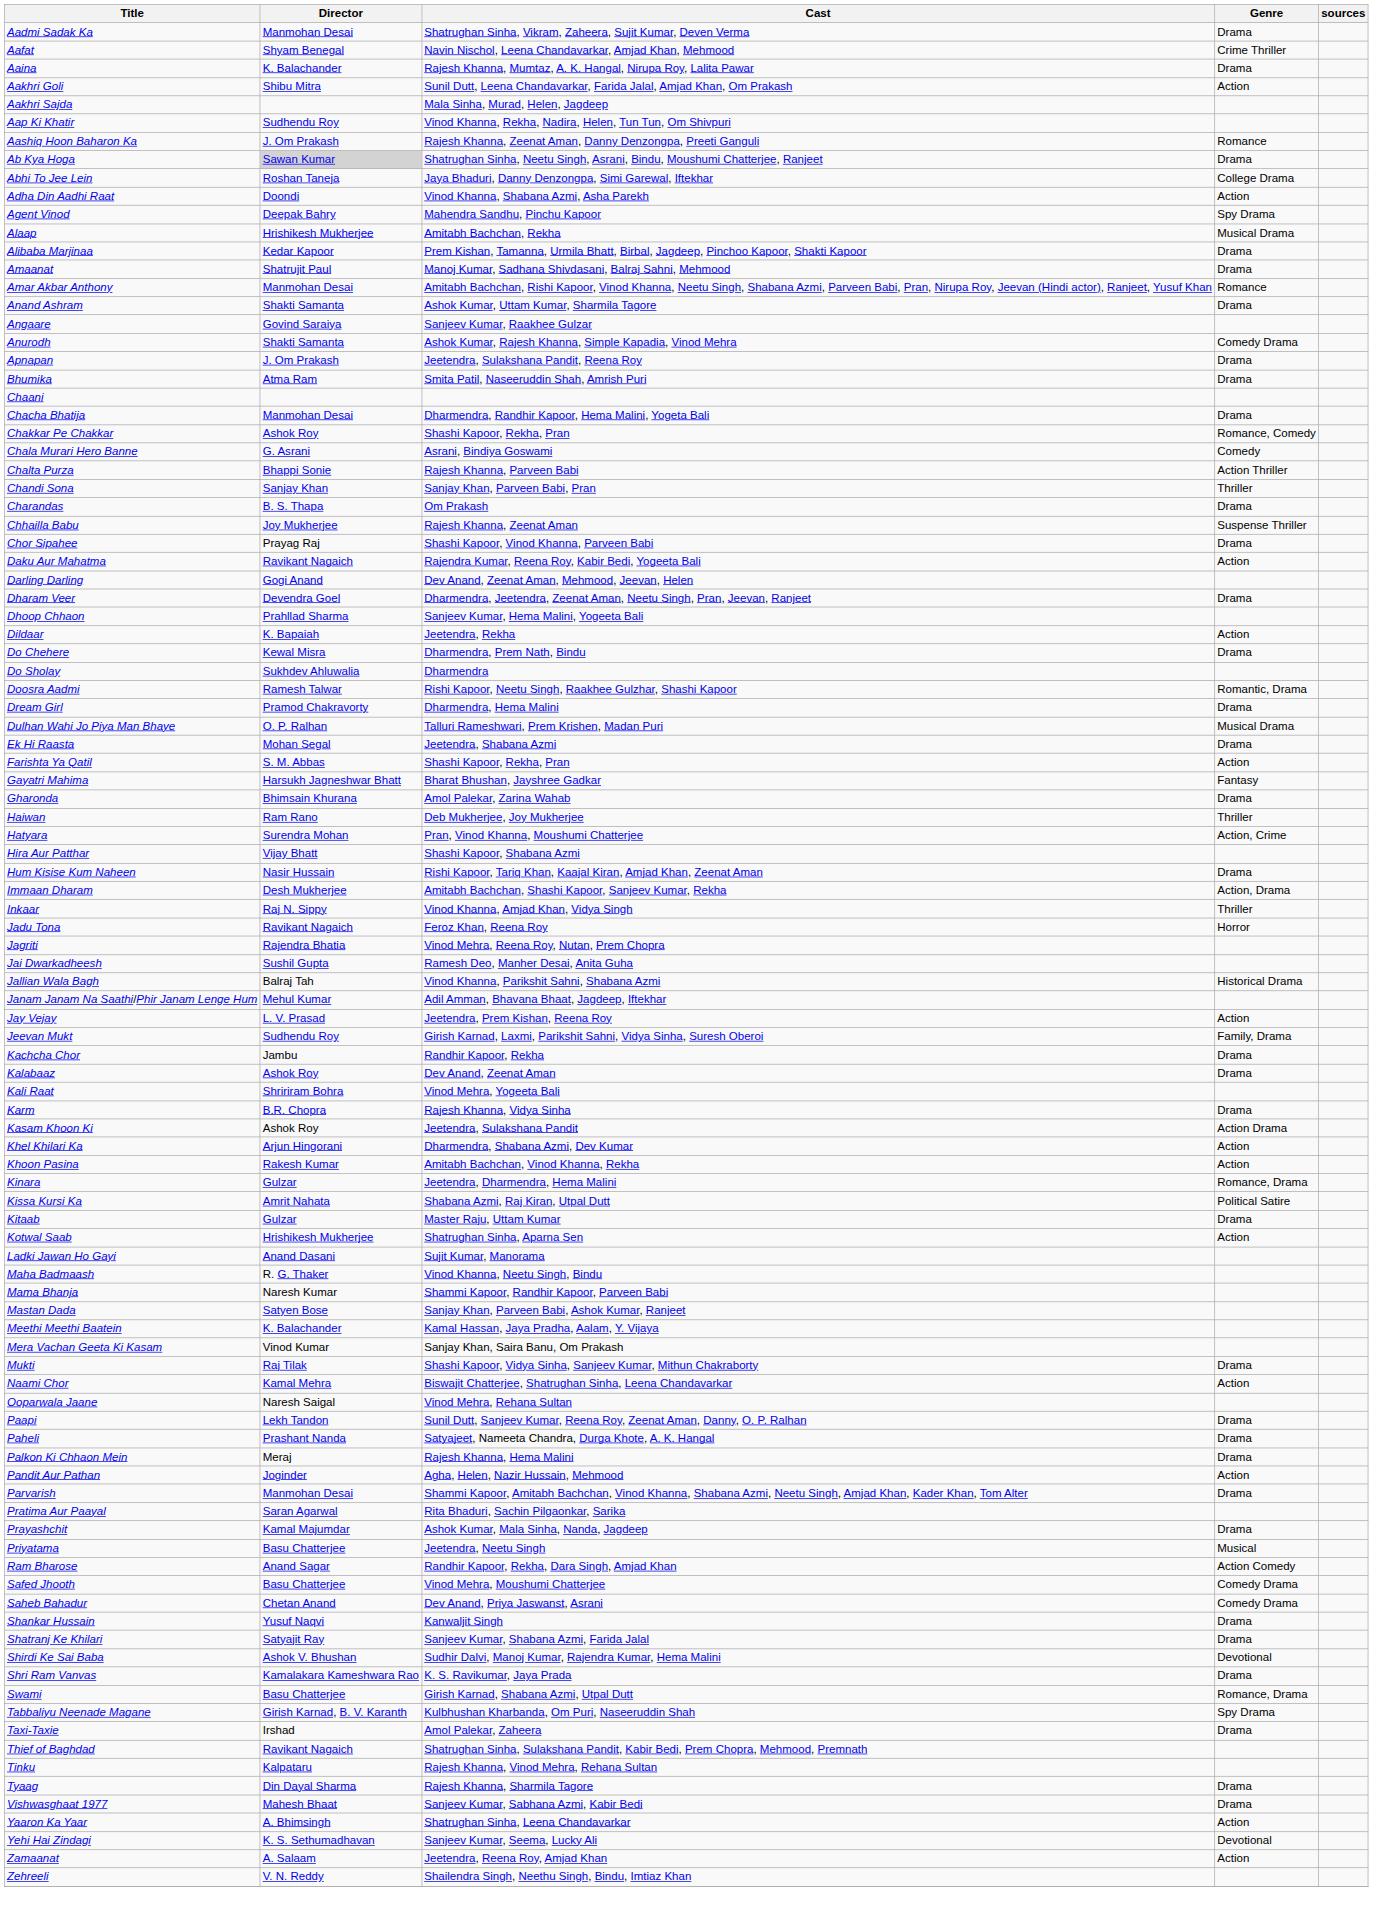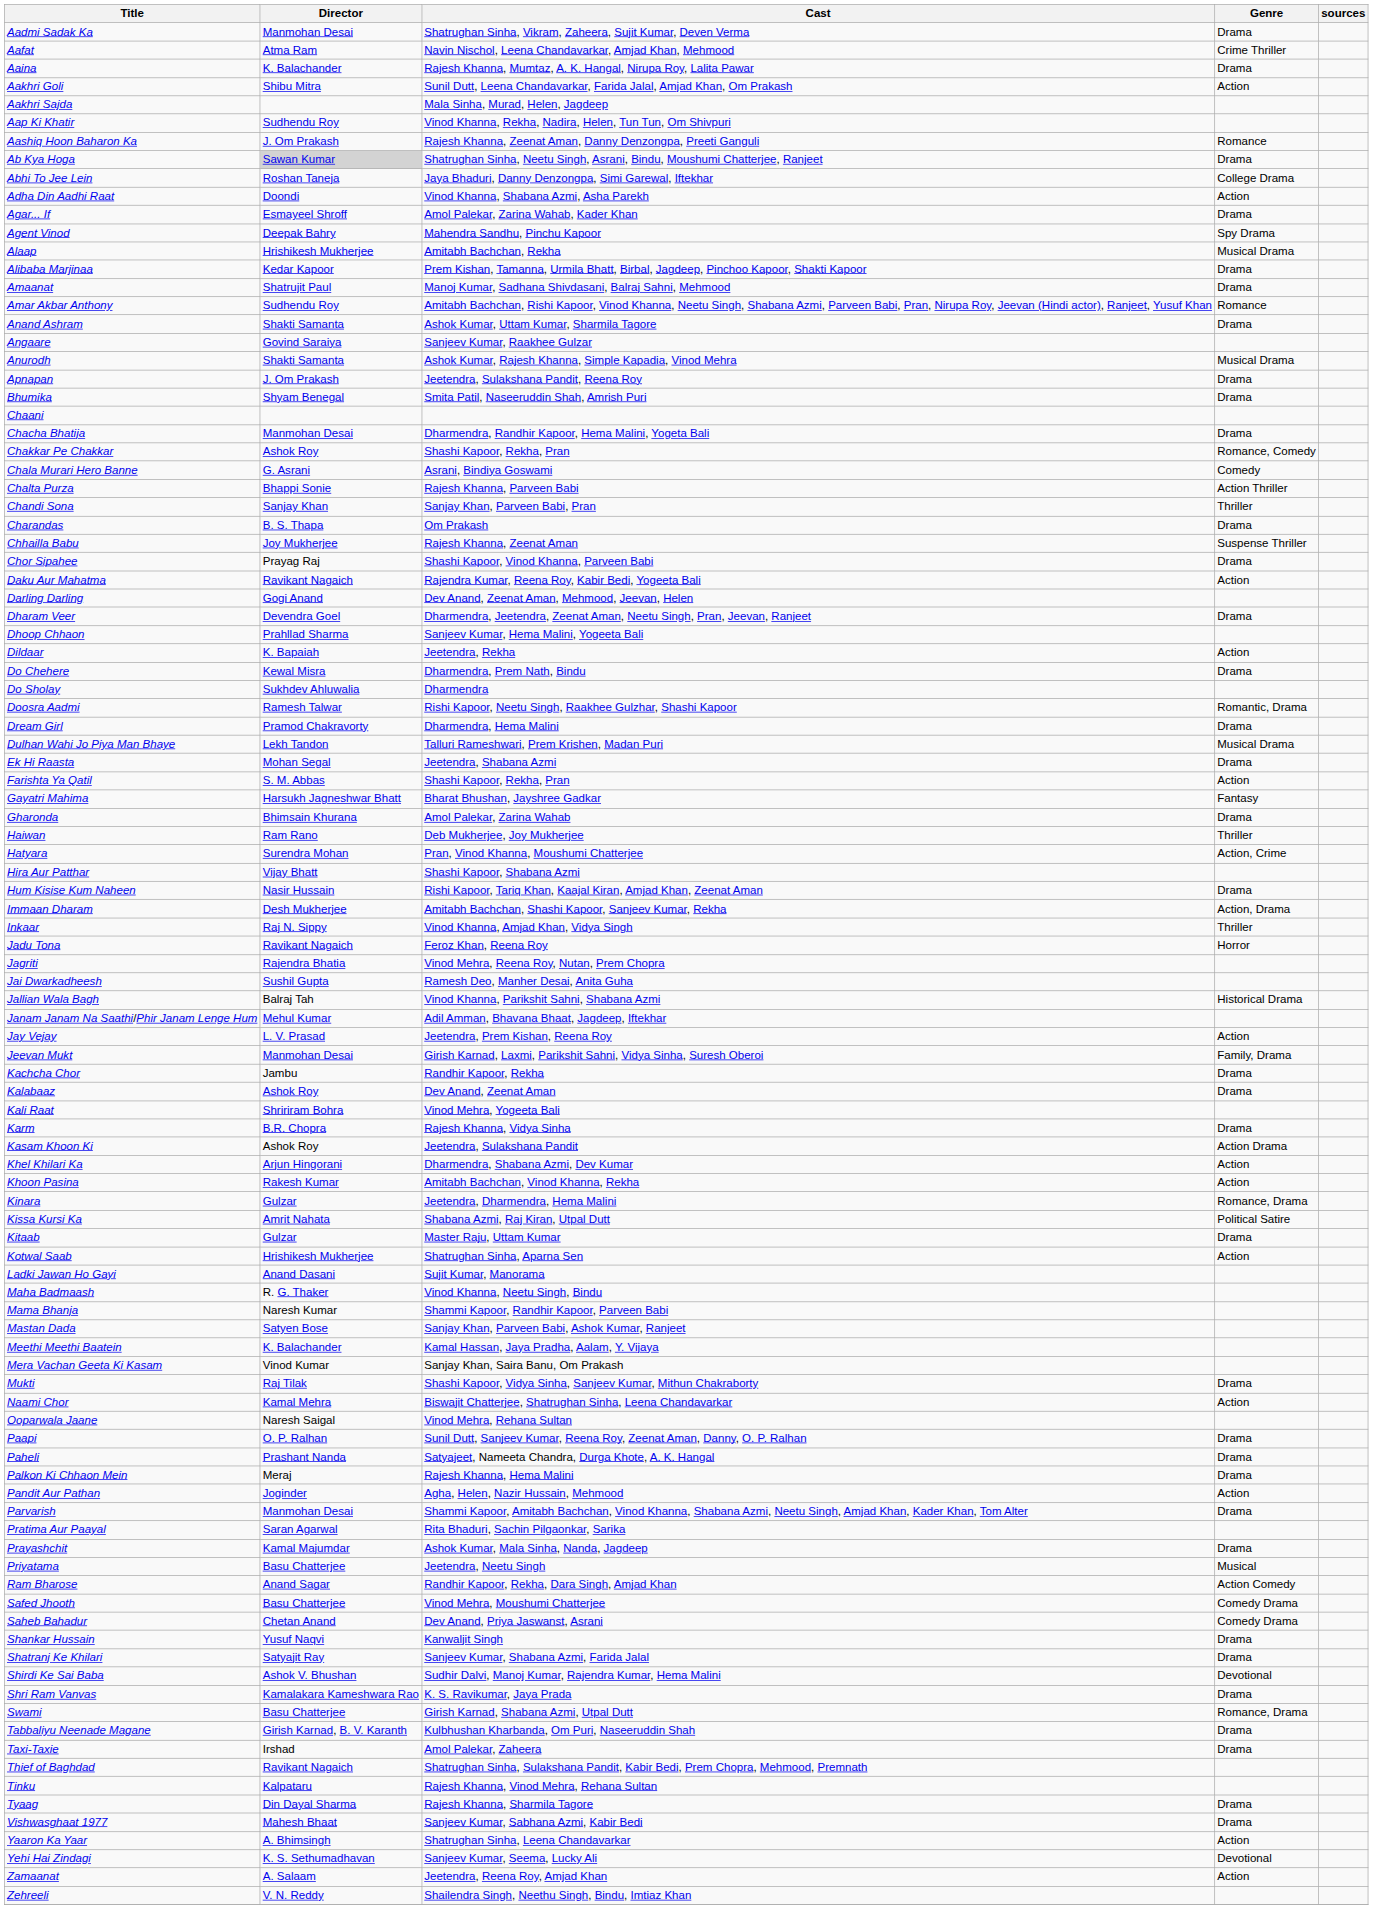(303, 50) Shyam Benegal -> (290, 50) Atma Ram
+ row: (29, 214)
(308, 287) Manmohan Desai -> (301, 305) Sudhendu Roy
(1258, 342) Comedy Drama -> (1256, 360) Musical Drama
(290, 379) Atma Ram -> (303, 397) Shyam Benegal
(295, 726) O. P. Ralhan -> (296, 744) Lekh Tandon
(301, 1036) Sudhendu Roy -> (308, 1055) Manmohan Desai
(296, 1420) Lekh Tandon -> (295, 1438) O. P. Ralhan
(1246, 1712) Spy Drama -> (1235, 1731) Drama
